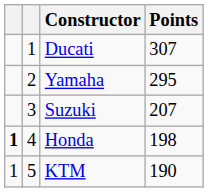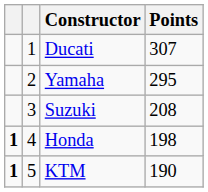(163, 110) 207 -> (163, 110) 208
(14, 170) normal -> (14, 170) bold
